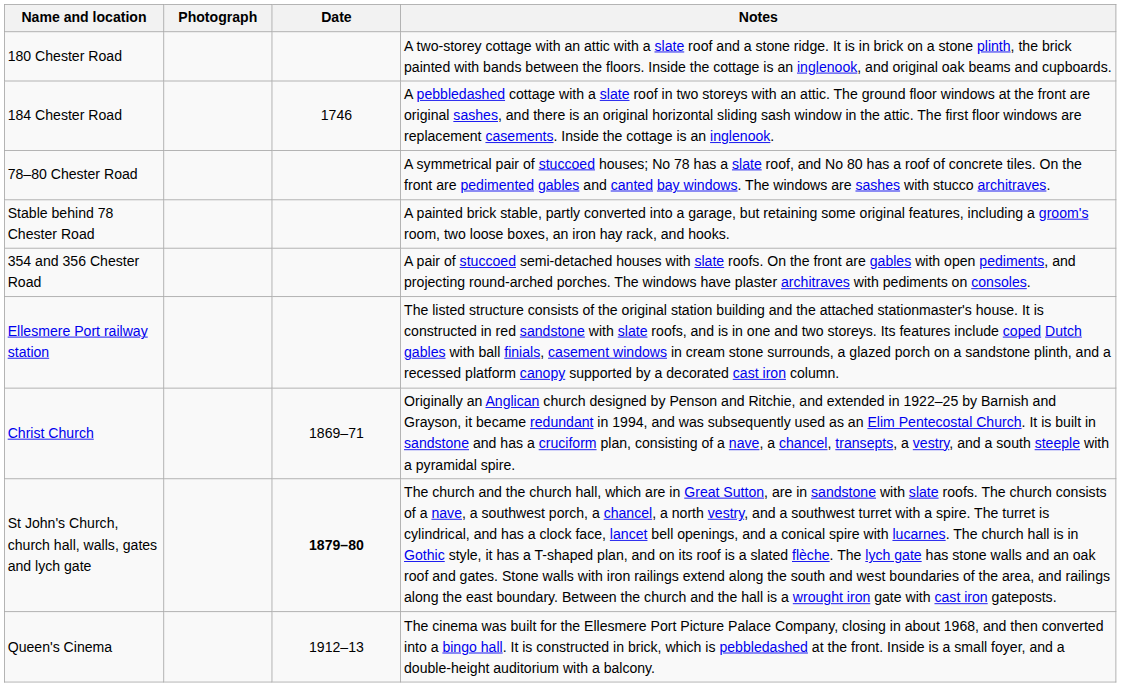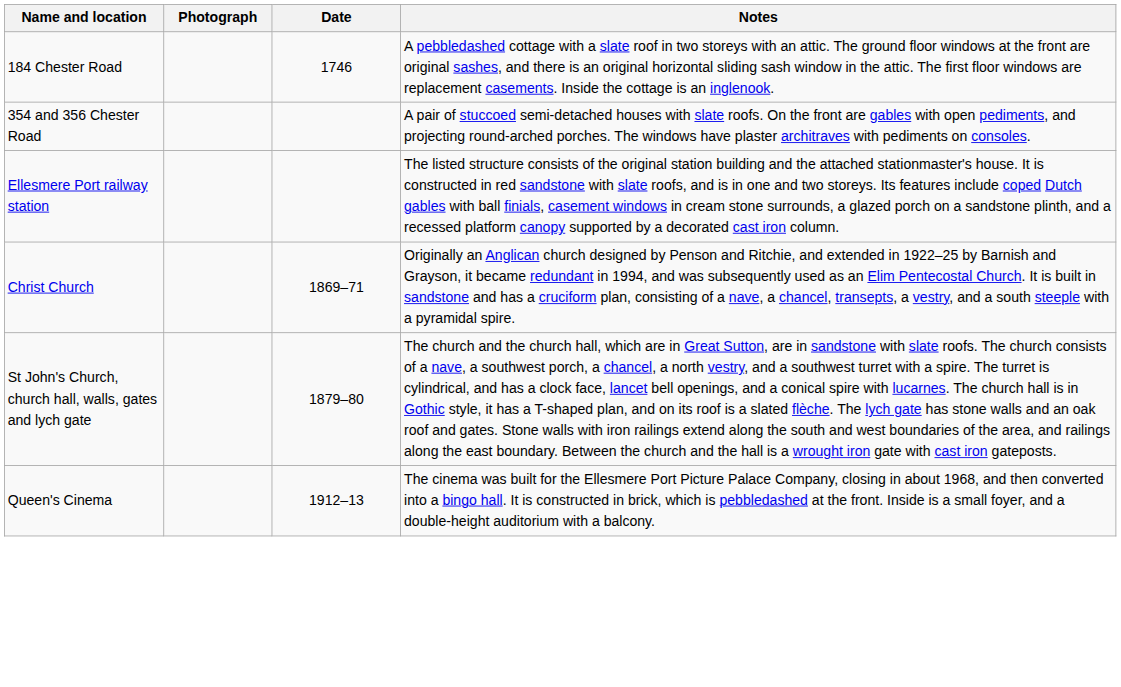- row: (65, 56)
- row: (73, 175)
- row: (61, 223)
(336, 545) bold -> (336, 399) normal
